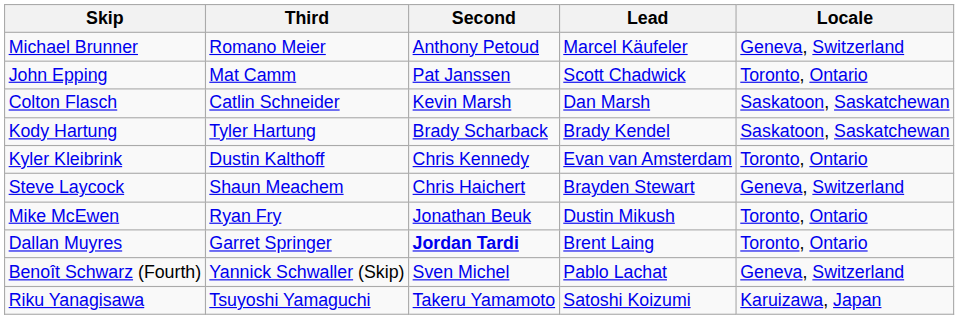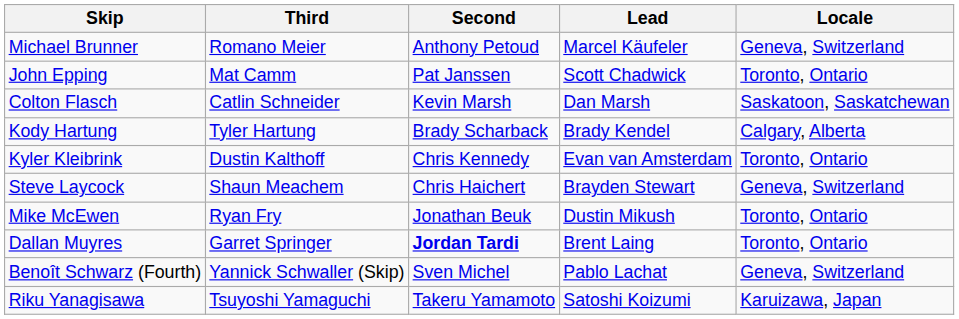(845, 131) Saskatoon, Saskatchewan -> (803, 131) Calgary, Alberta
